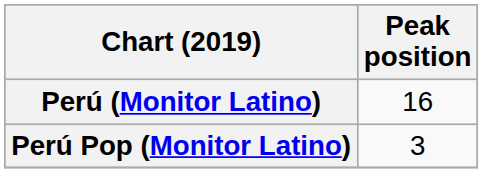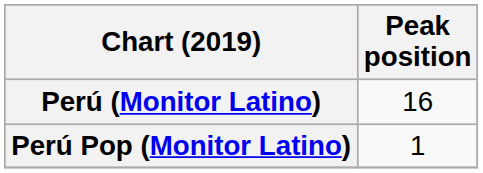(418, 145) 3 -> (418, 145) 1
